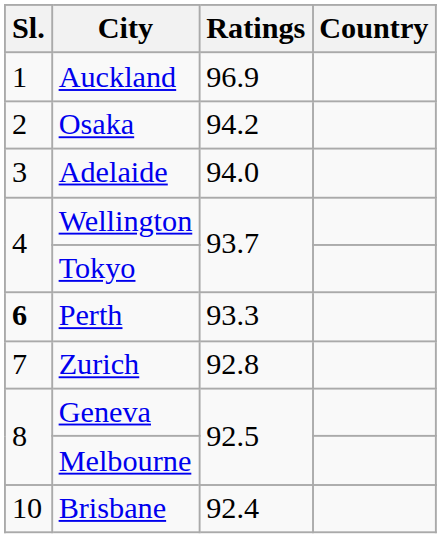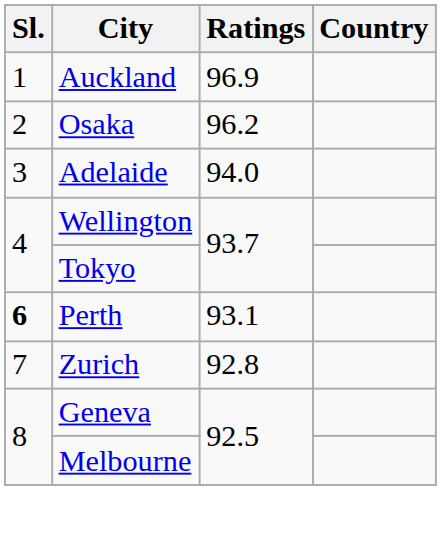(233, 124) 94.2 -> (233, 124) 96.2
(233, 316) 93.3 -> (233, 316) 93.1
- row: (112, 508)
